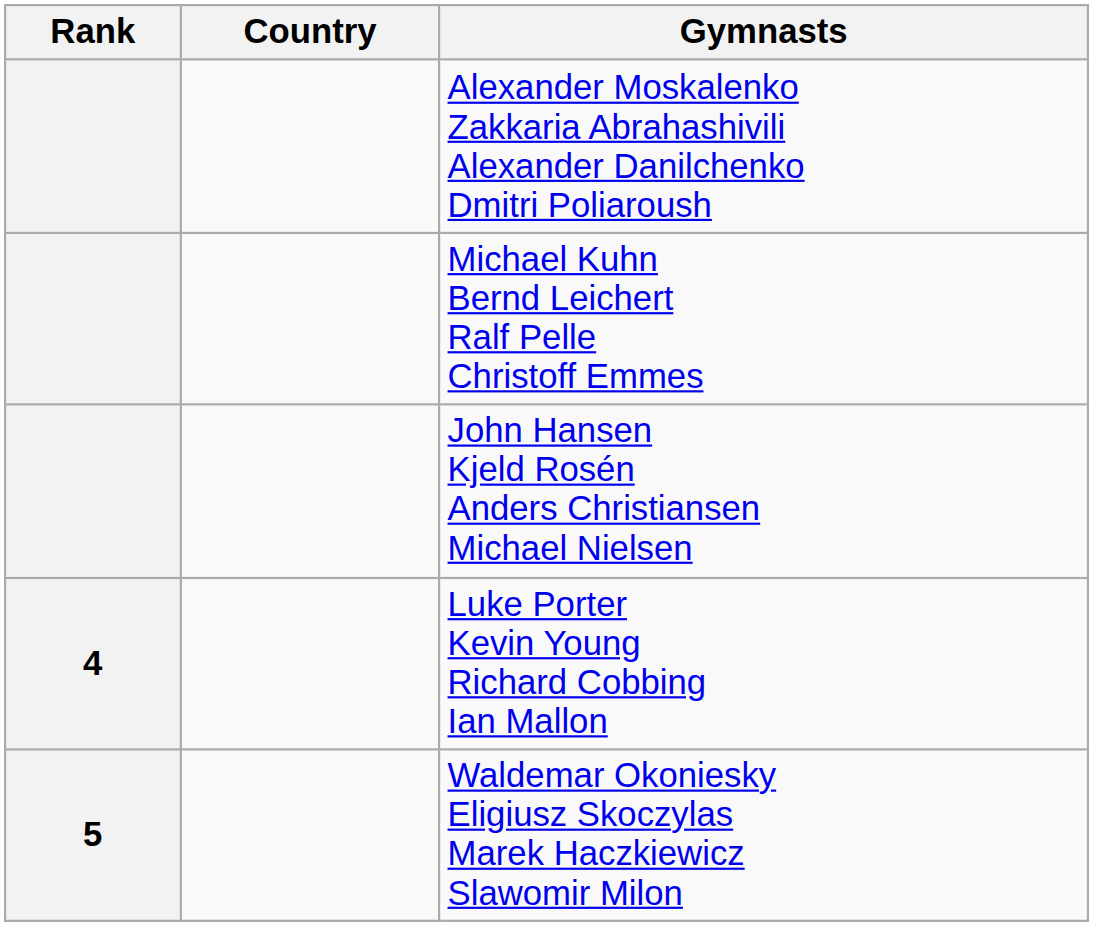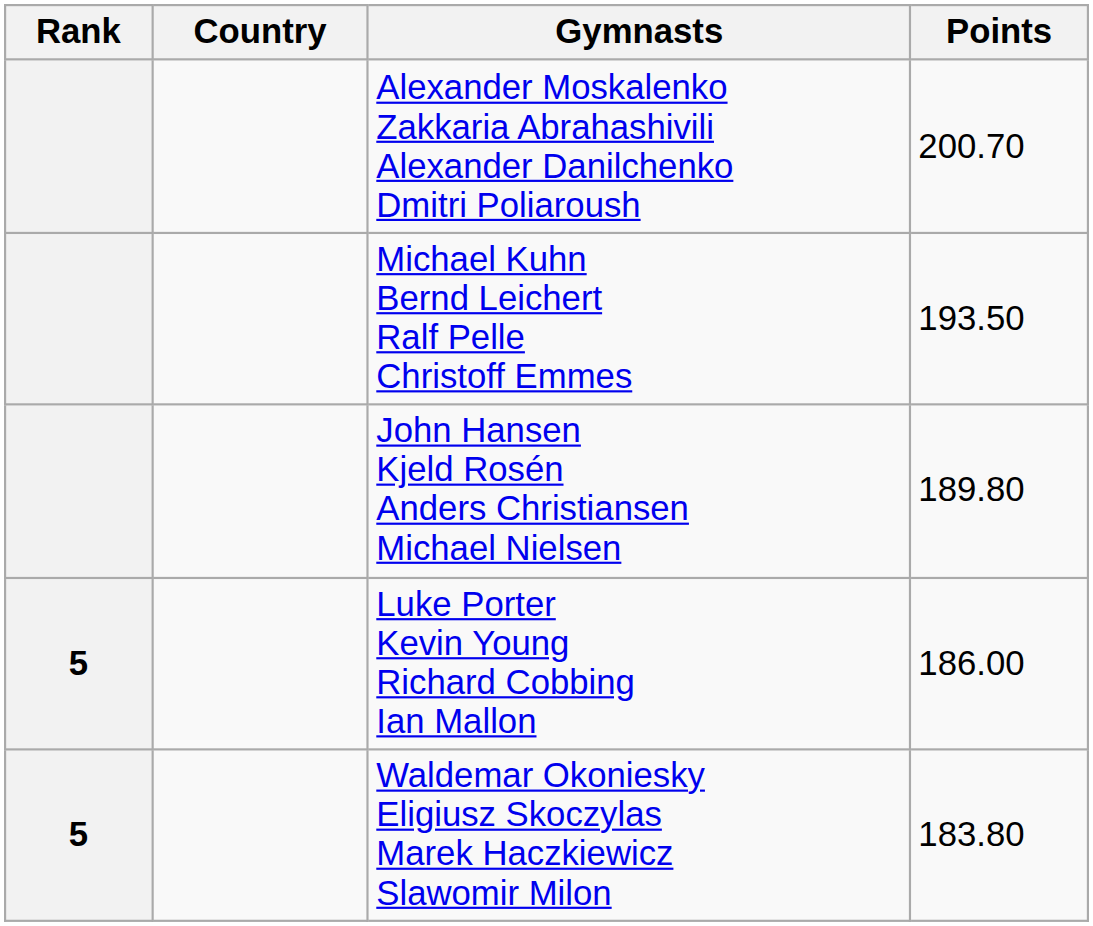+ column: (999, 32)
(93, 662) 4 -> (78, 662) 5
